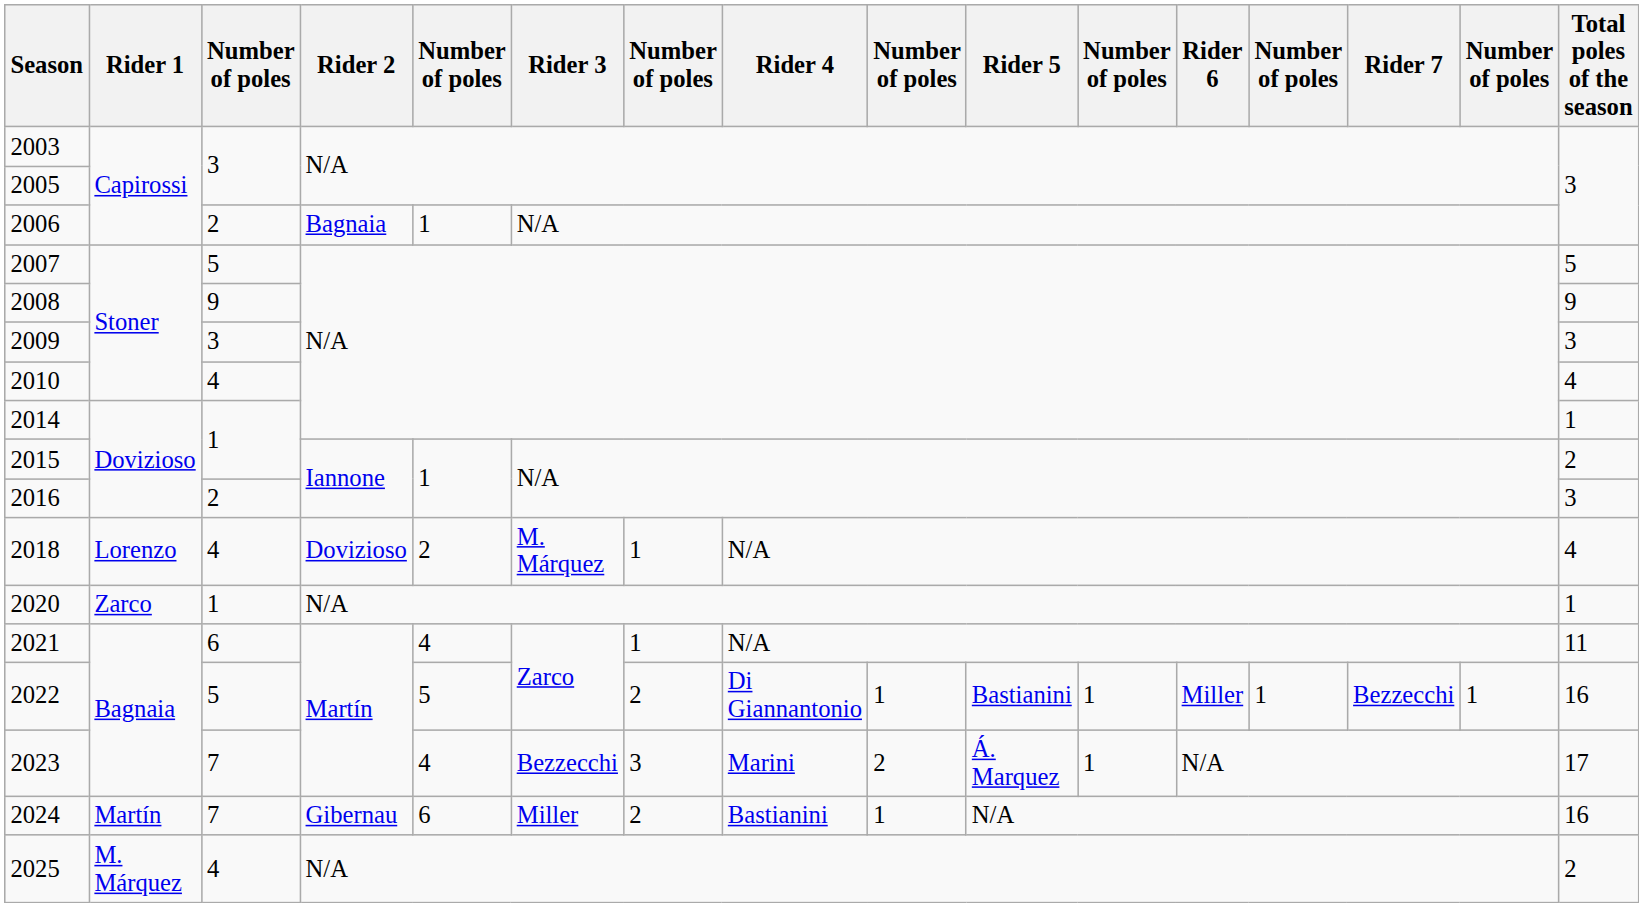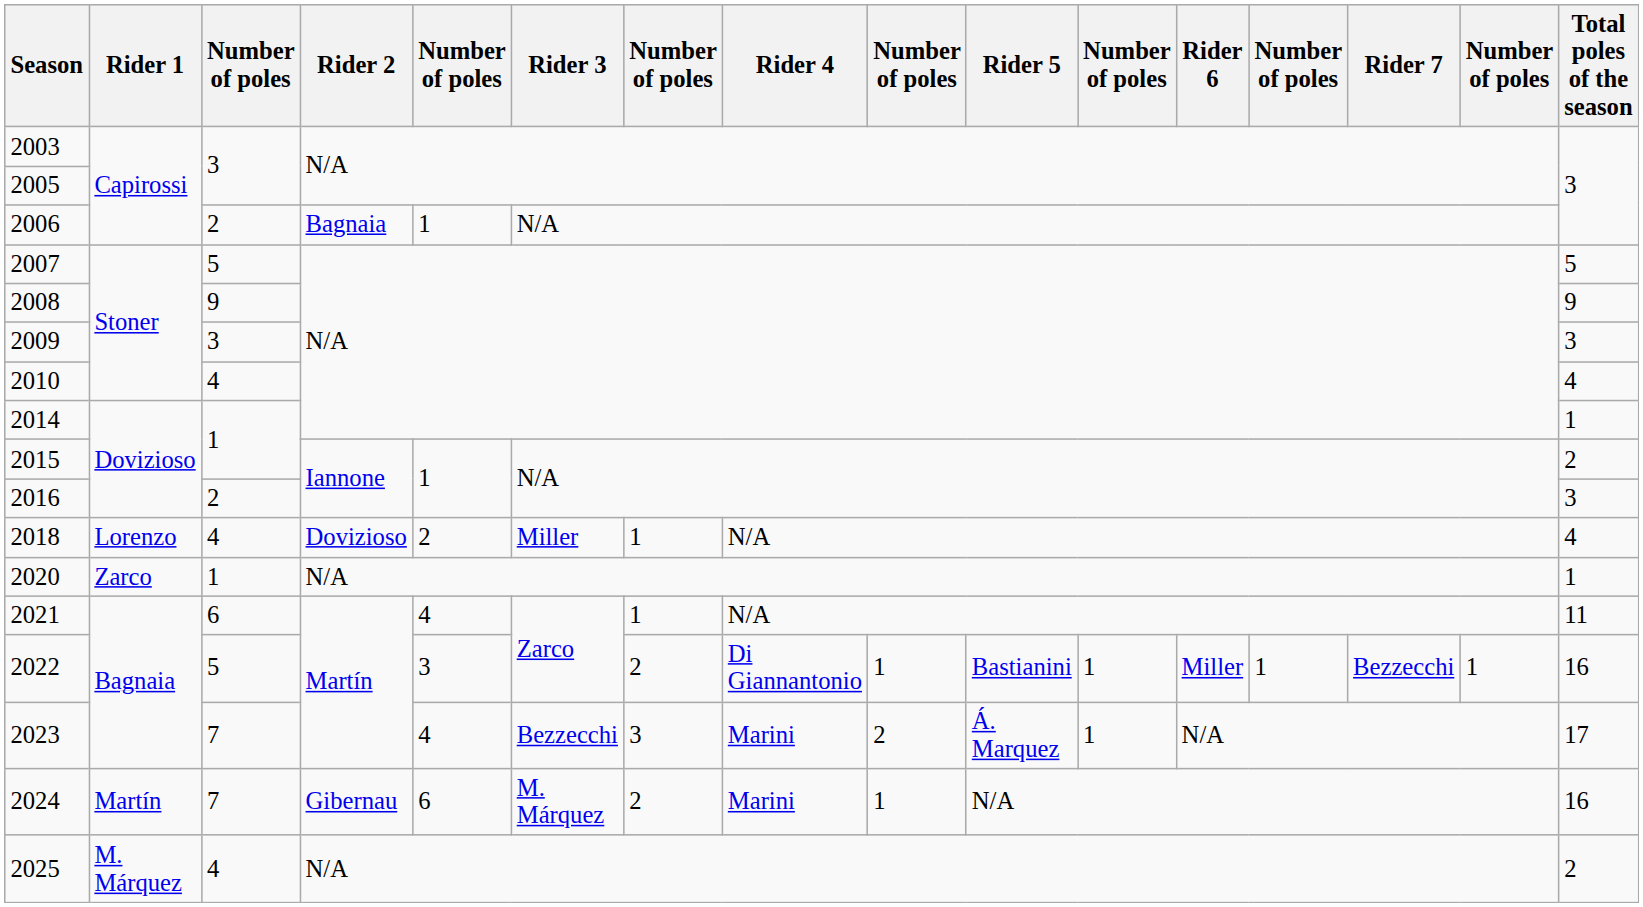(561, 550) M. Márquez -> (548, 537) Miller
(424, 695) 5 -> (424, 668) 3
(548, 815) Miller -> (561, 801) M. Márquez
(778, 815) Bastianini -> (761, 801) Marini
